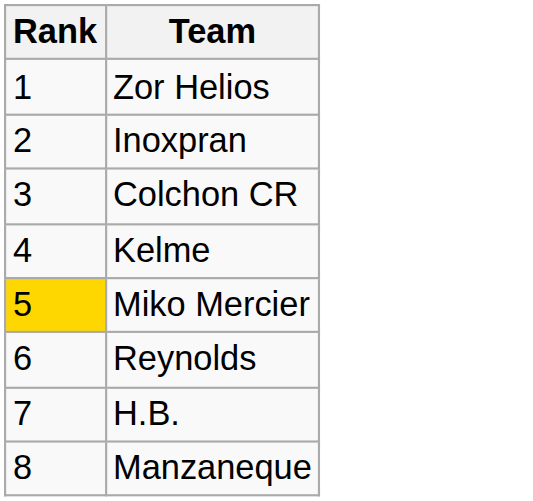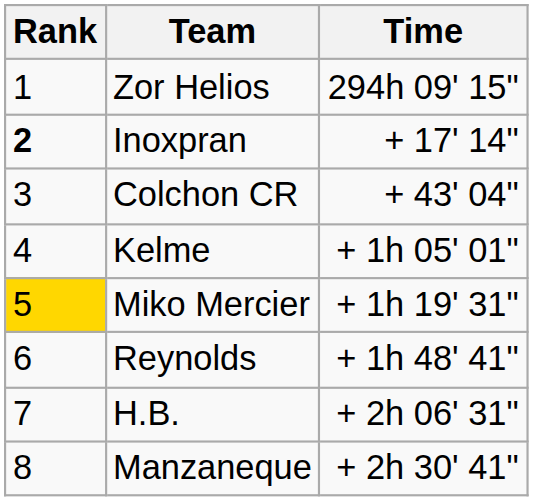+ column: (423, 31)
(23, 140) normal -> (23, 140) bold
